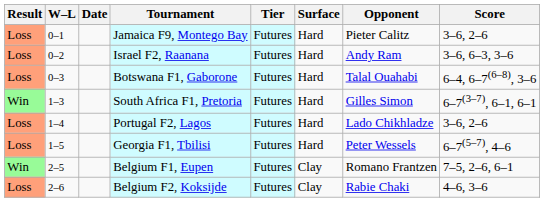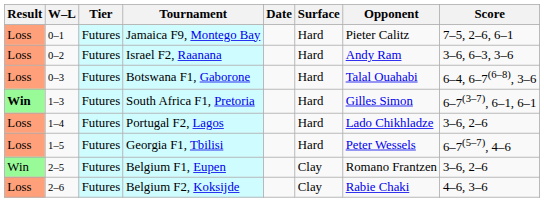columns swapped: (95, 14) <-> (273, 14)
(465, 34) 3–6, 2–6 -> (478, 34) 7–5, 2–6, 6–1
(18, 101) normal -> (19, 101) bold
(478, 167) 7–5, 2–6, 6–1 -> (465, 167) 3–6, 2–6
